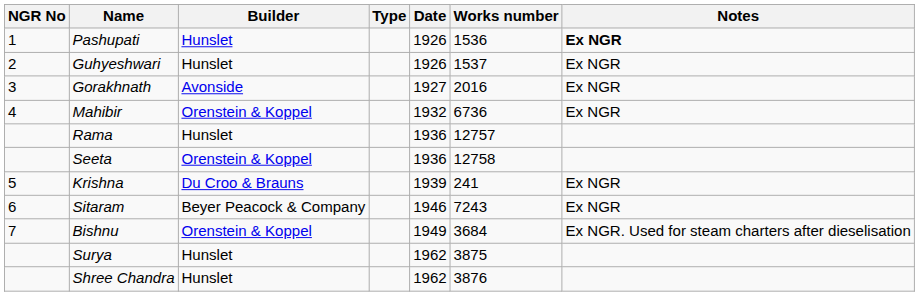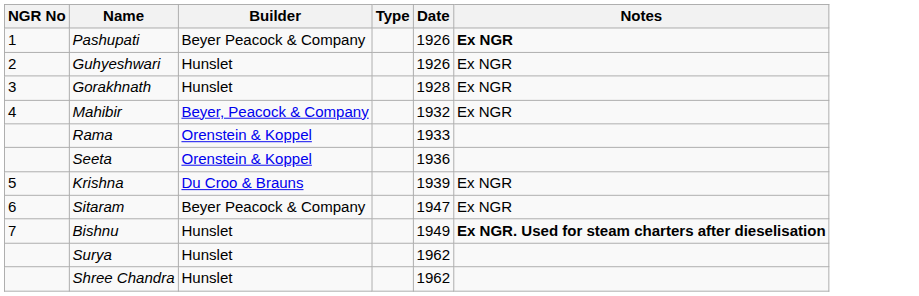- column: (506, 16)
(207, 40) Hunslet -> (273, 40) Beyer Peacock & Company
(212, 87) Avonside -> (207, 87) Hunslet
(430, 87) 1927 -> (433, 87) 1928
(247, 111) Orenstein & Koppel -> (275, 111) Beyer, Peacock & Company
(207, 135) Hunslet -> (247, 135) Orenstein & Koppel
(430, 135) 1936 -> (433, 135) 1933
(430, 207) 1946 -> (433, 207) 1947
(247, 231) Orenstein & Koppel -> (207, 231) Hunslet
(738, 231) normal -> (641, 231) bold
